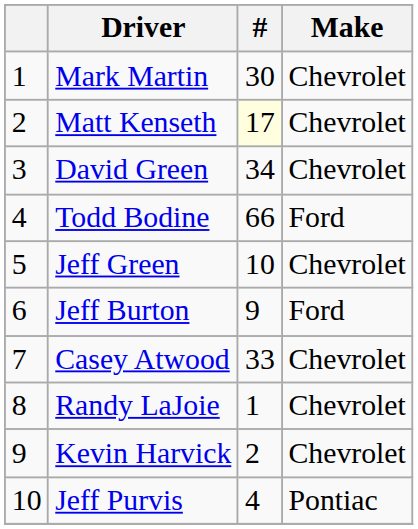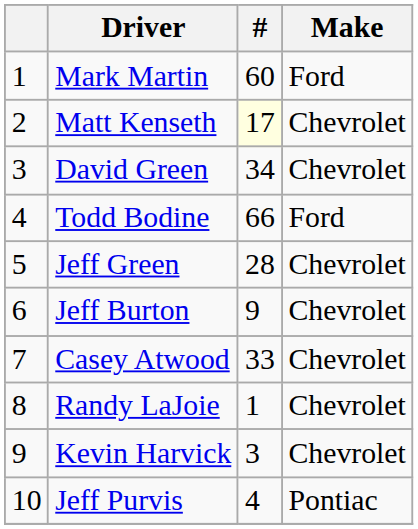(260, 75) 30 -> (260, 75) 60
(347, 75) Chevrolet -> (317, 75) Ford
(260, 264) 10 -> (260, 264) 28
(317, 311) Ford -> (347, 311) Chevrolet
(252, 452) 2 -> (252, 452) 3
